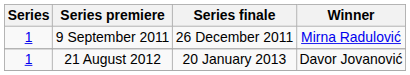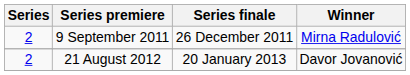(29, 37) 1 -> (29, 37) 2
(29, 59) 1 -> (29, 59) 2
